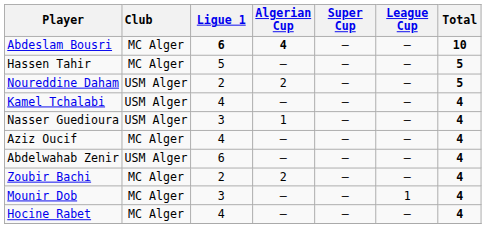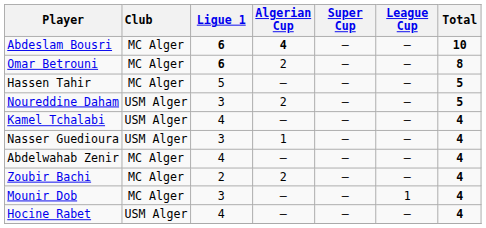+ row: (53, 65)
(221, 84) 2 -> (221, 102) 3
- row: (42, 140)
(156, 159) USM Alger -> (156, 159) MC Alger
(221, 159) 6 -> (221, 159) 4
(156, 215) MC Alger -> (156, 215) USM Alger
